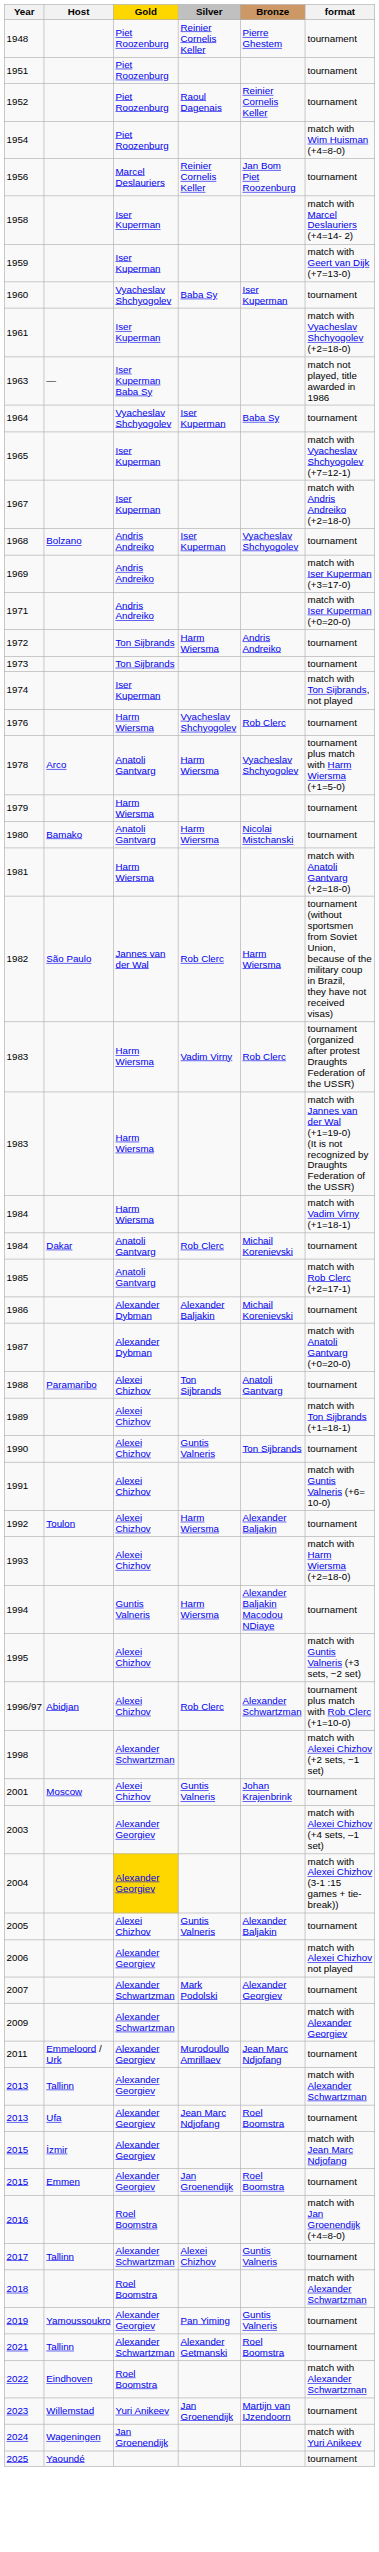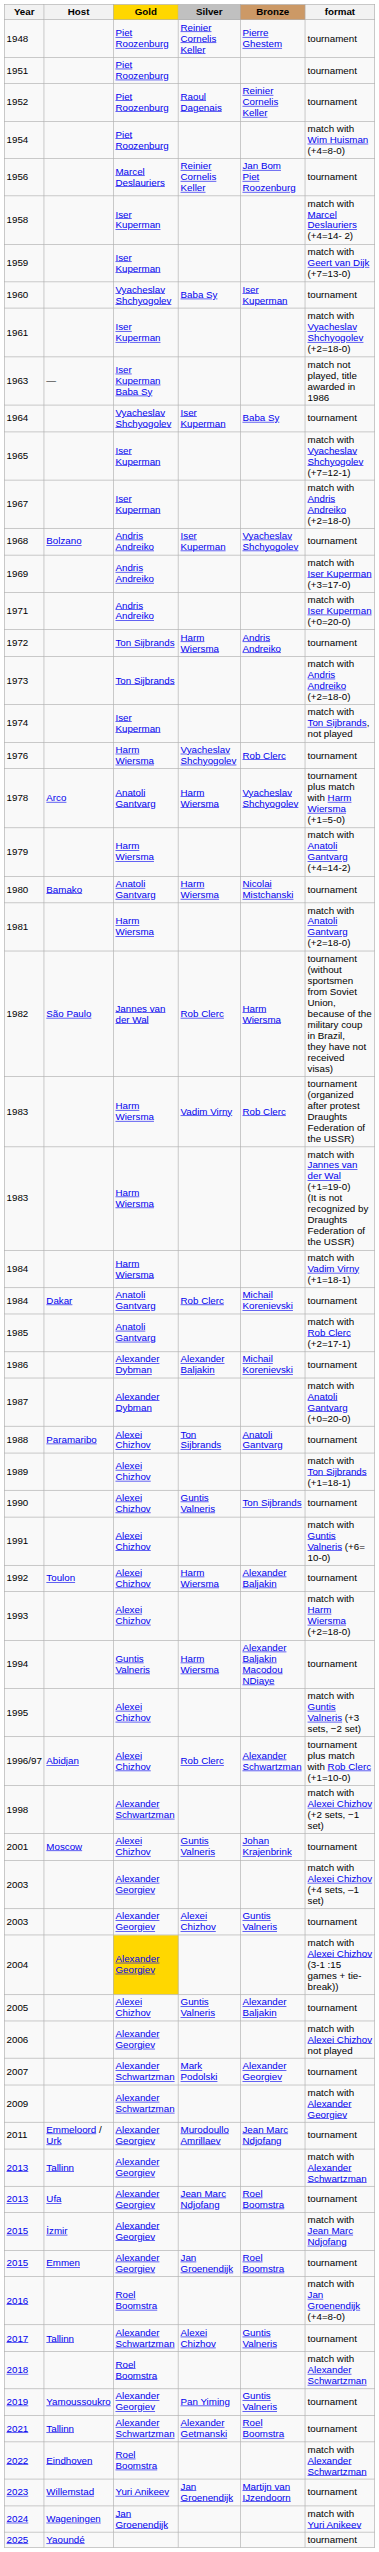(332, 664) tournament -> (331, 680) match with Andris Andreiko (+2=18-0)
(332, 808) tournament -> (331, 852) match with Anatoli Gantvarg (+4=14-2)
+ row: (17, 1922)
